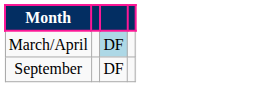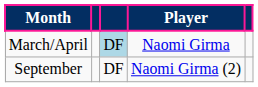+ column: (186, 18)
